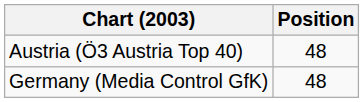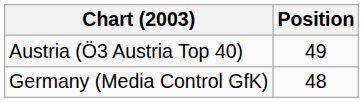(316, 50) 48 -> (316, 50) 49
